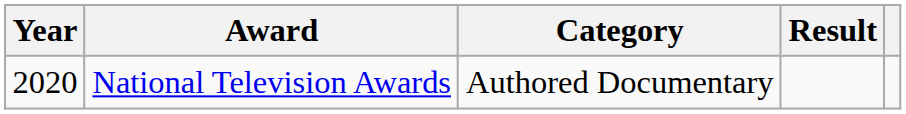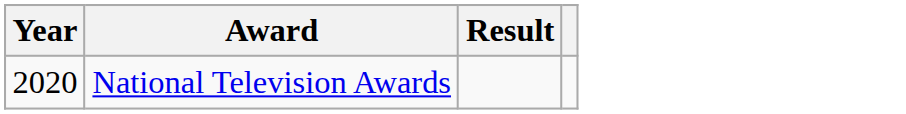- column: (620, 30)
